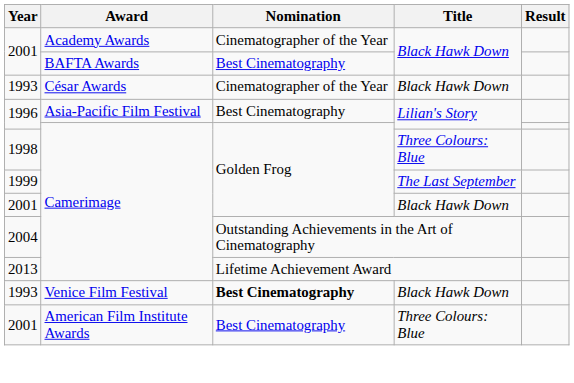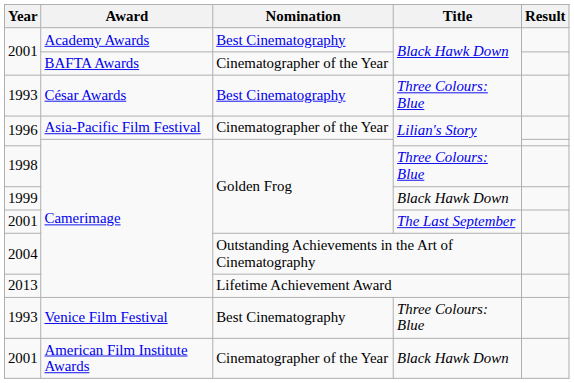(302, 39) Cinematographer of the Year -> (281, 39) Best Cinematography
(280, 63) Best Cinematography -> (302, 63) Cinematographer of the Year
(302, 87) Cinematographer of the Year -> (281, 95) Best Cinematography
(453, 87) Black Hawk Down -> (442, 95) Three Colours: Blue
(280, 110) Best Cinematography -> (302, 127) Cinematographer of the Year
(456, 181) The Last September -> (453, 198) Black Hawk Down
(453, 205) Black Hawk Down -> (456, 221) The Last September
(285, 292) bold -> (281, 317) normal
(453, 292) Black Hawk Down -> (442, 317) Three Colours: Blue
(280, 324) Best Cinematography -> (302, 358) Cinematographer of the Year
(443, 324) Three Colours: Blue -> (453, 358) Black Hawk Down
